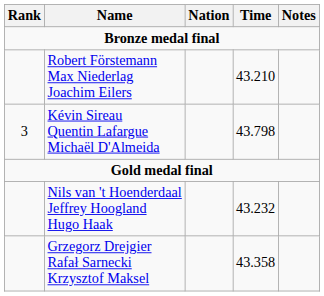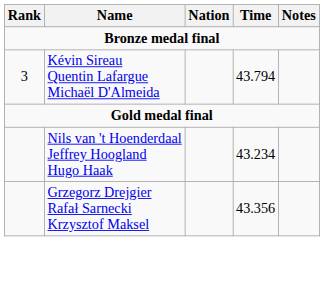- row: (102, 76)
(256, 131) 43.798 -> (256, 76) 43.794
(256, 208) 43.232 -> (256, 154) 43.234
(256, 263) 43.358 -> (256, 208) 43.356
